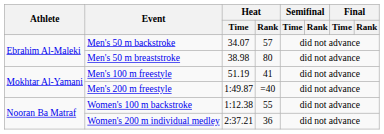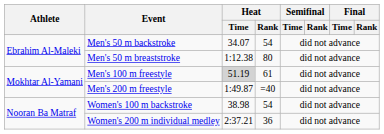(268, 43) 57 -> (268, 43) 54
(239, 58) 38.98 -> (239, 58) 1:12.38
(239, 74) no background -> (239, 74) lightgrey background
(268, 74) 41 -> (268, 74) 61
(239, 105) 1:12.38 -> (239, 105) 38.98
(268, 105) 55 -> (268, 105) 54
